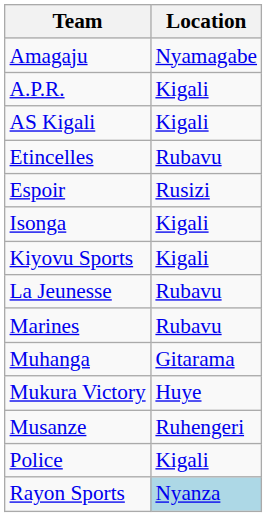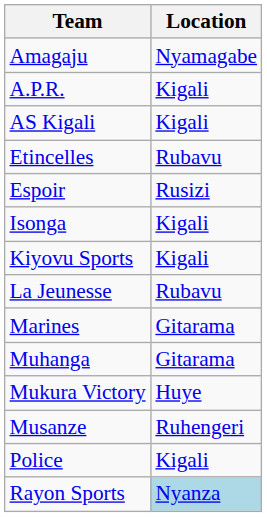(189, 325) Rubavu -> (195, 325) Gitarama
